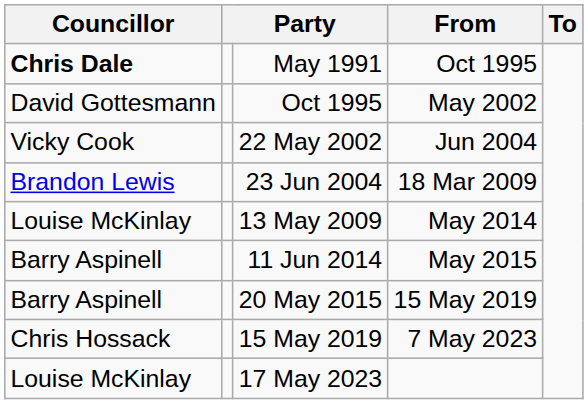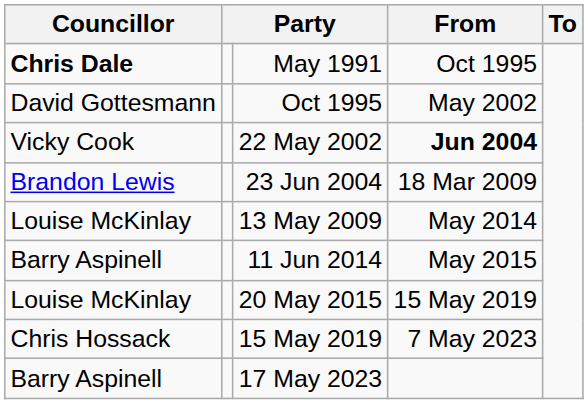(486, 142) normal -> (484, 142) bold
(86, 299) Barry Aspinell -> (101, 299) Louise McKinlay
(101, 378) Louise McKinlay -> (86, 378) Barry Aspinell
